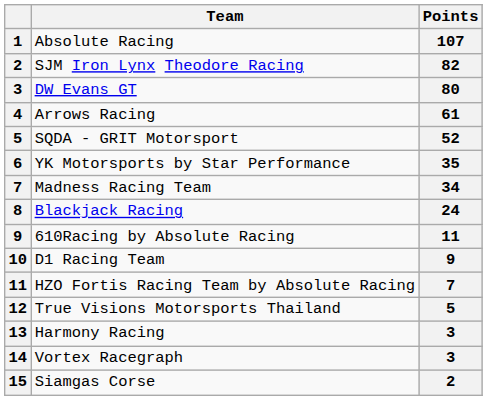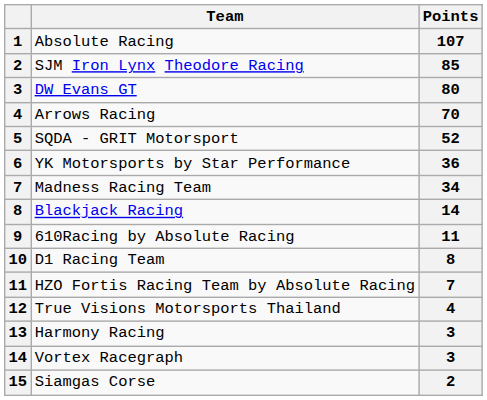(451, 66) 82 -> (451, 66) 85
(451, 114) 61 -> (451, 114) 70
(451, 163) 35 -> (451, 163) 36
(451, 212) 24 -> (451, 212) 14
(451, 261) 9 -> (451, 261) 8
(451, 309) 5 -> (451, 309) 4
